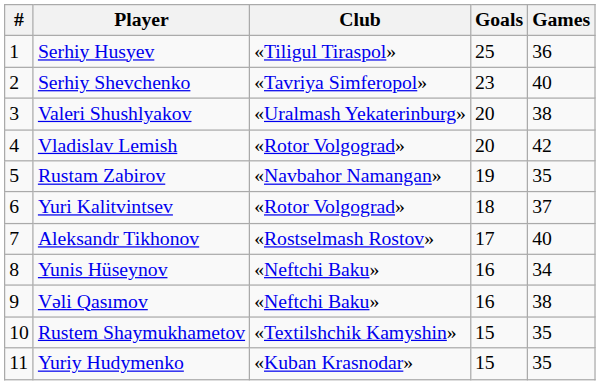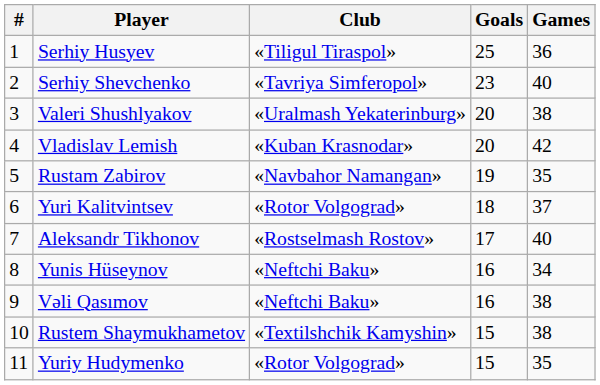(330, 144) «Rotor Volgograd» -> (334, 144) «Kuban Krasnodar»
(542, 332) 35 -> (542, 332) 38
(334, 363) «Kuban Krasnodar» -> (330, 363) «Rotor Volgograd»
